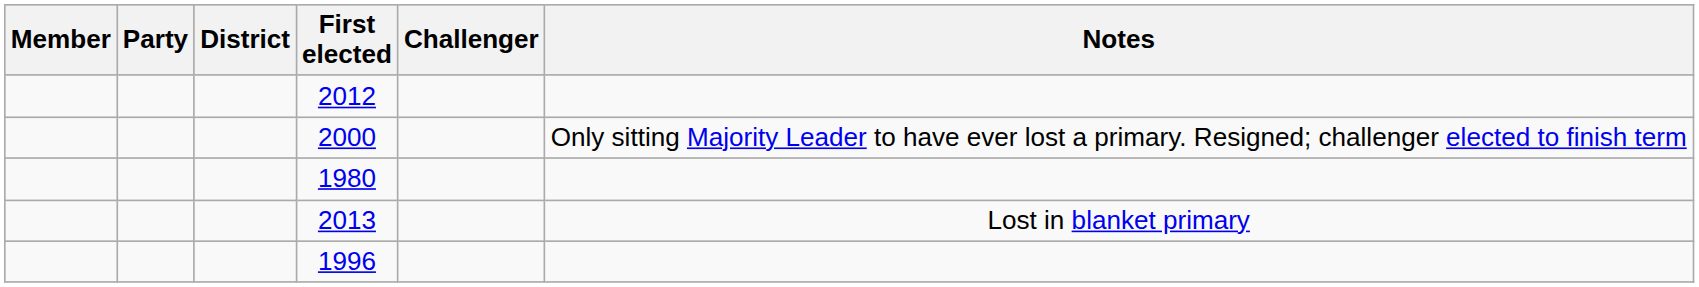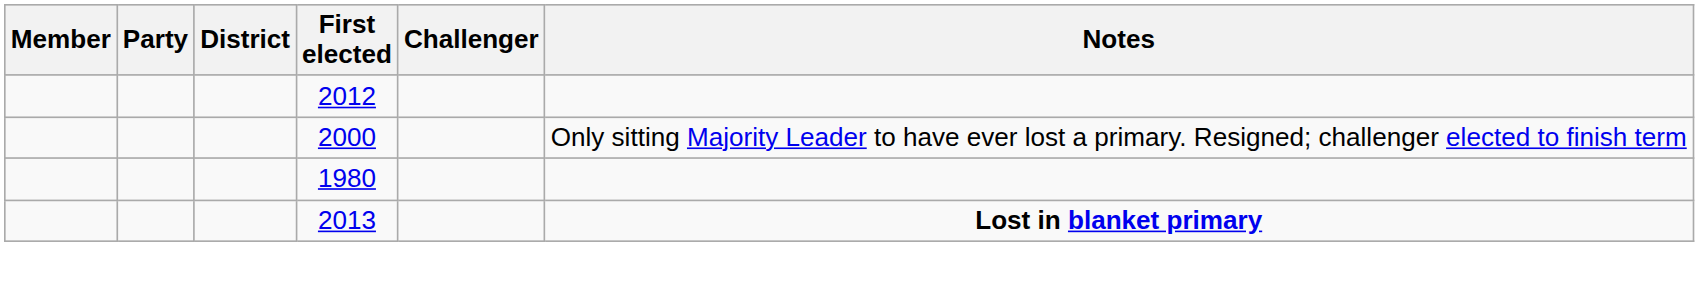(1119, 219) normal -> (1119, 219) bold
- row: (347, 261)
